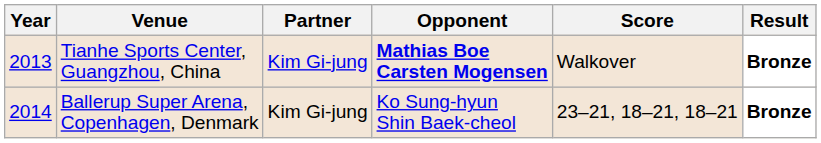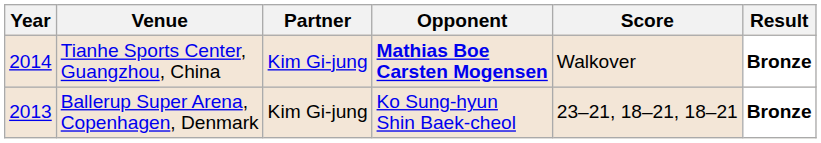(30, 61) 2013 -> (30, 61) 2014
(30, 113) 2014 -> (30, 113) 2013
